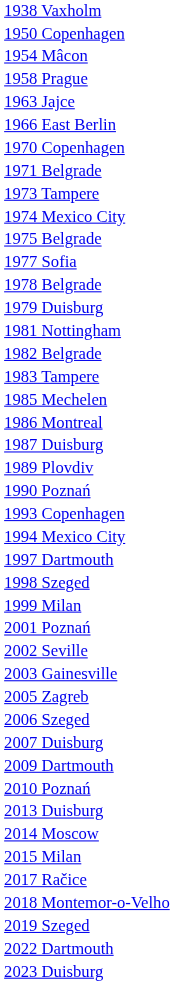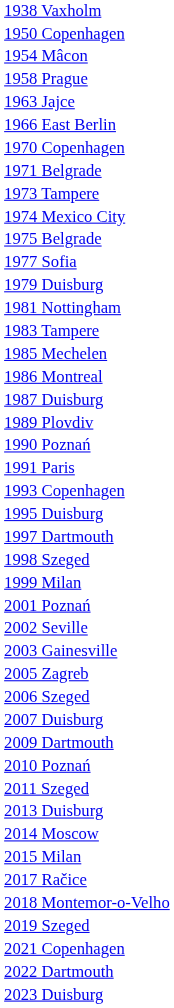- row: (53, 285)
- row: (53, 353)
+ row: (39, 468)
- row: (65, 536)
+ row: (54, 513)
+ row: (47, 788)
+ row: (64, 948)
